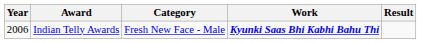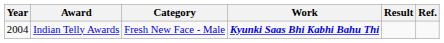+ column: (428, 13)
(18, 30) 2006 -> (18, 30) 2004
